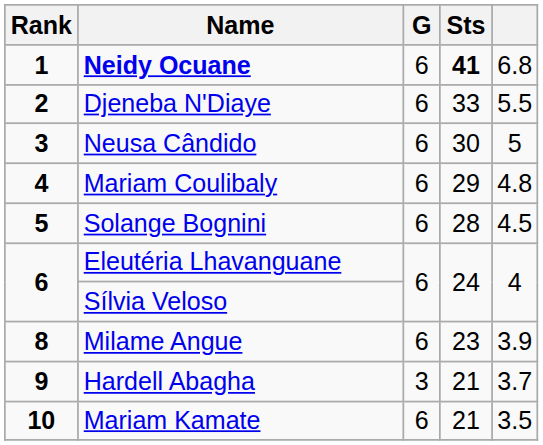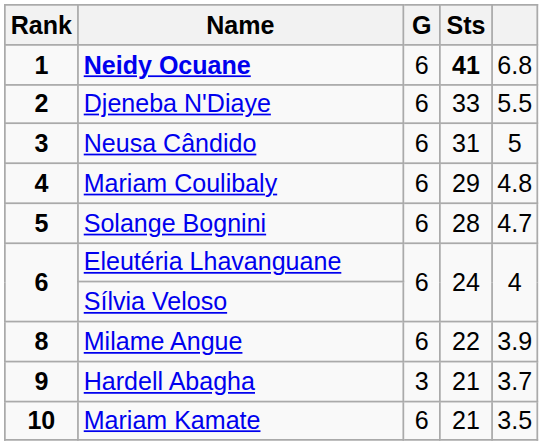(466, 144) 30 -> (466, 144) 31
(515, 223) 4.5 -> (515, 223) 4.7
(466, 342) 23 -> (466, 342) 22
